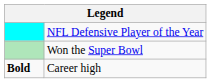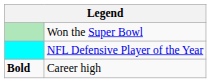rows swapped: (95, 50) <-> (125, 31)
